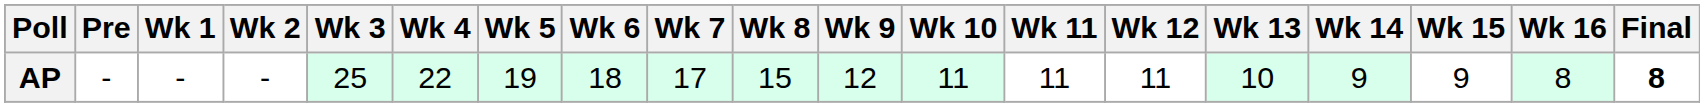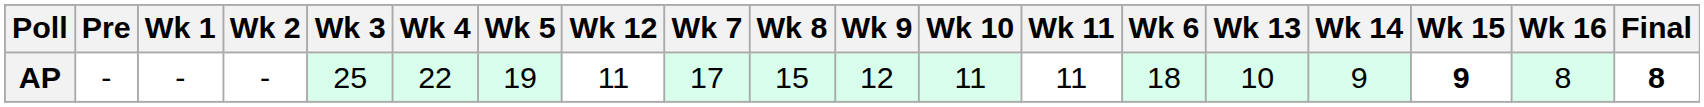columns swapped: (605, 28) <-> (1155, 28)
(1461, 76) normal -> (1461, 76) bold
